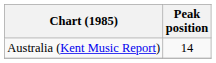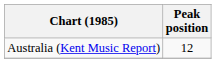(187, 48) 14 -> (187, 48) 12
